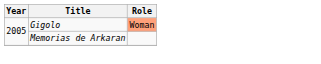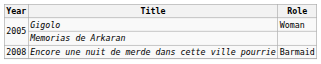(142, 25) lightsalmon background -> (292, 25) no background
+ row: (153, 52)
